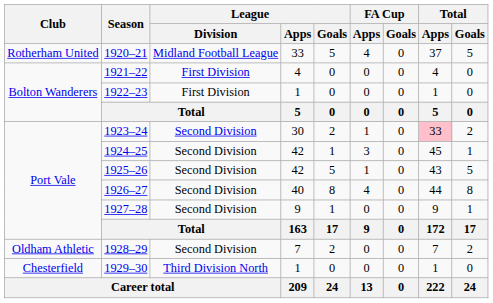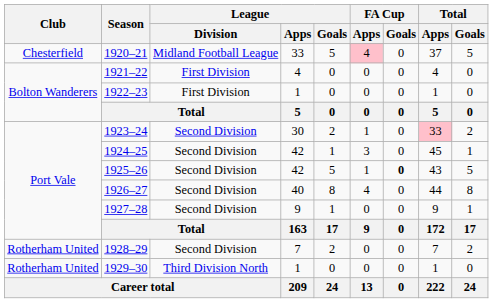(53, 53) Rotherham United -> (53, 53) Chesterfield
(367, 53) no background -> (367, 53) pink background
(401, 170) normal -> (401, 170) bold
(53, 248) Oldham Athletic -> (53, 248) Rotherham United
(53, 268) Chesterfield -> (53, 268) Rotherham United
